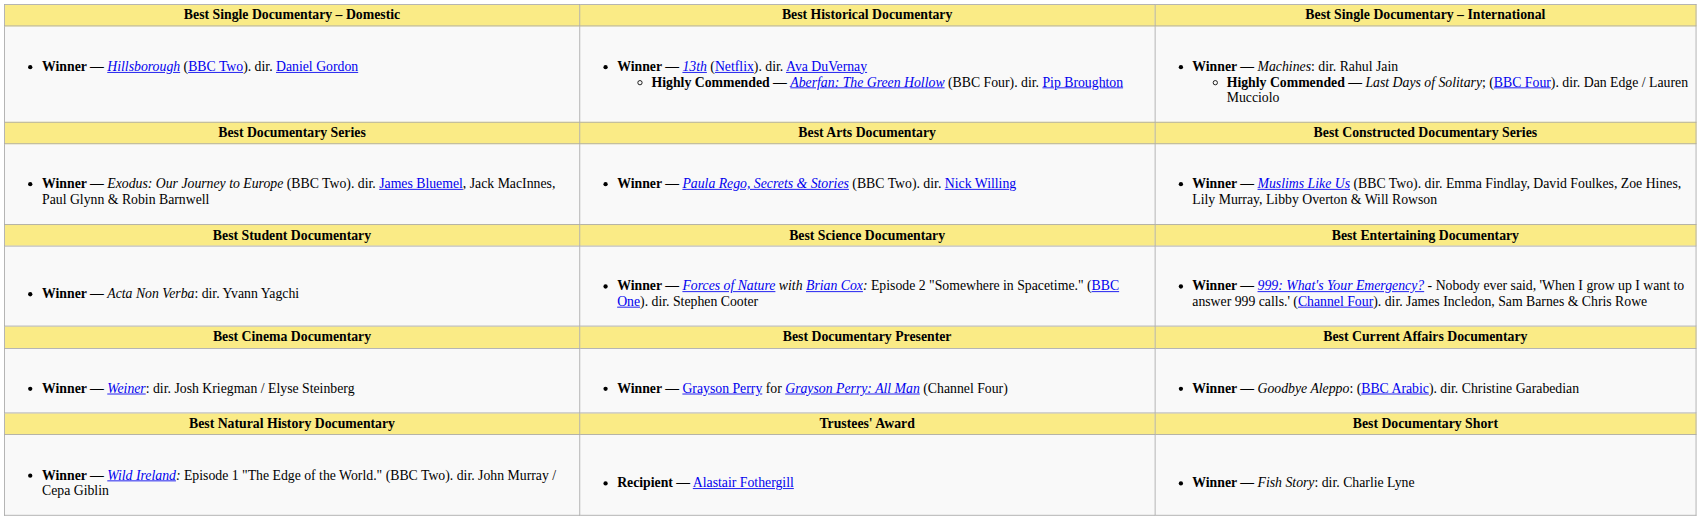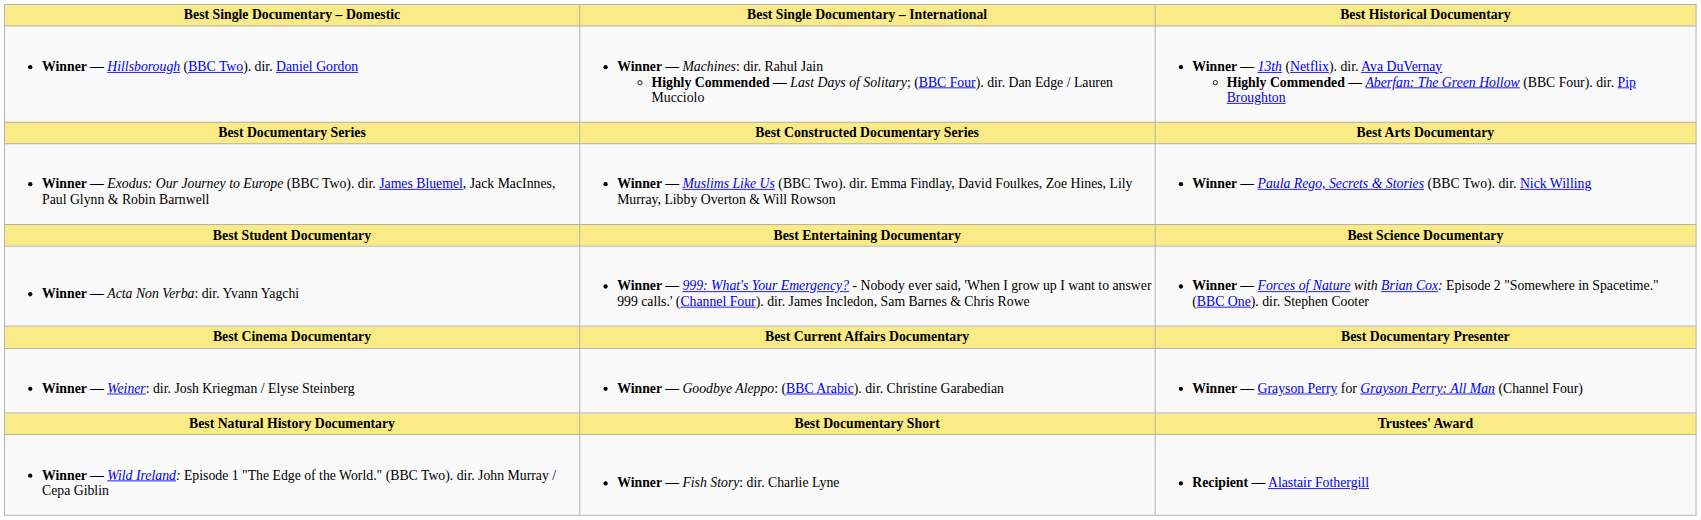columns swapped: (1425, 15) <-> (867, 15)
